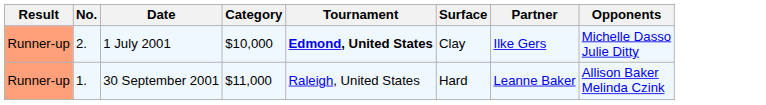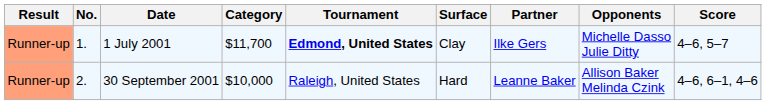+ column: (718, 14)
(81, 43) 2. -> (81, 43) 1.
(249, 43) $10,000 -> (249, 43) $11,700
(81, 80) 1. -> (81, 80) 2.
(249, 80) $11,000 -> (249, 80) $10,000
